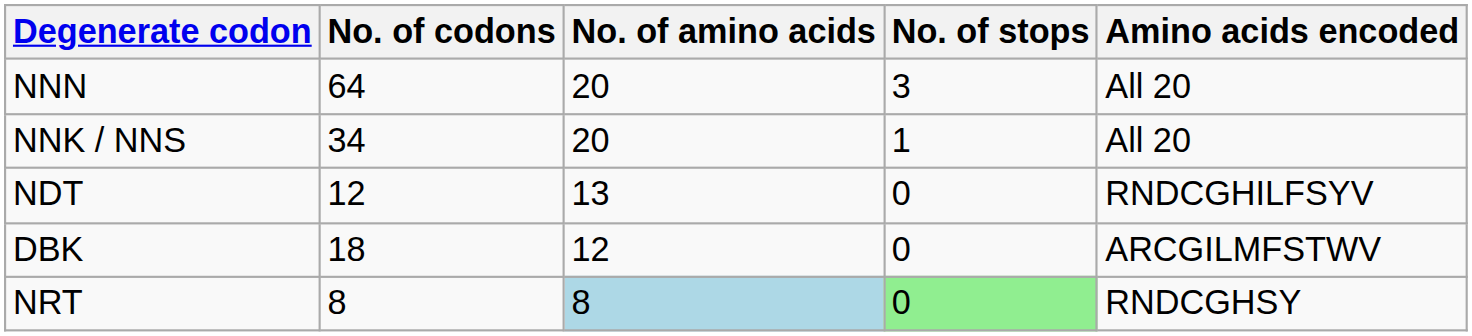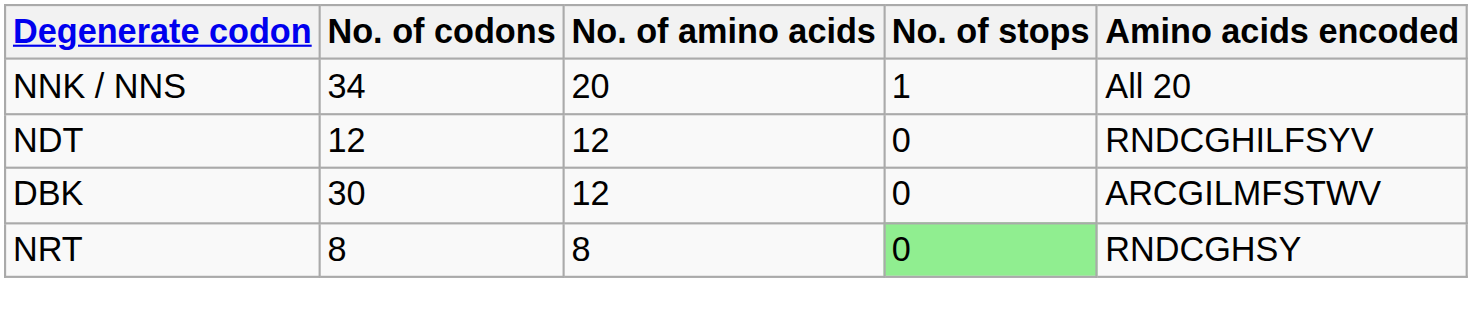- row: (50, 85)
(591, 194) 13 -> (591, 140) 12
(347, 248) 18 -> (347, 194) 30
(581, 303) lightblue background -> (581, 248) no background
